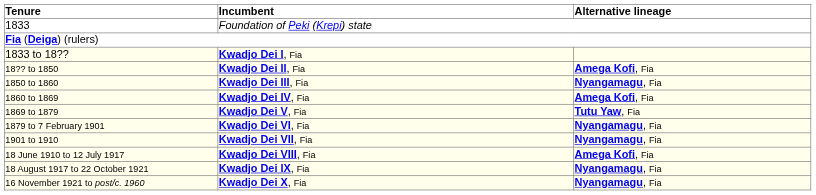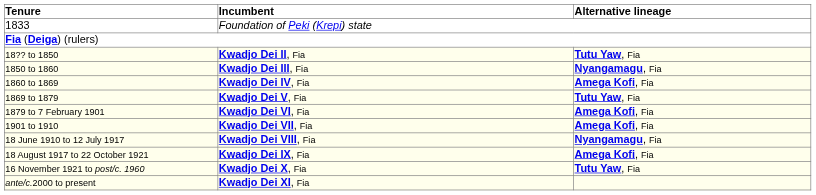- row: (37, 54)
(614, 68) Amega Kofi, Fia -> (607, 54) Tutu Yaw, Fia
(618, 125) Nyangamagu, Fia -> (614, 111) Amega Kofi, Fia
(618, 140) Nyangamagu, Fia -> (614, 125) Amega Kofi, Fia
(614, 154) Amega Kofi, Fia -> (618, 140) Nyangamagu, Fia
(618, 168) Nyangamagu, Fia -> (614, 154) Amega Kofi, Fia
(618, 182) Nyangamagu, Fia -> (607, 168) Tutu Yaw, Fia
+ row: (50, 183)
